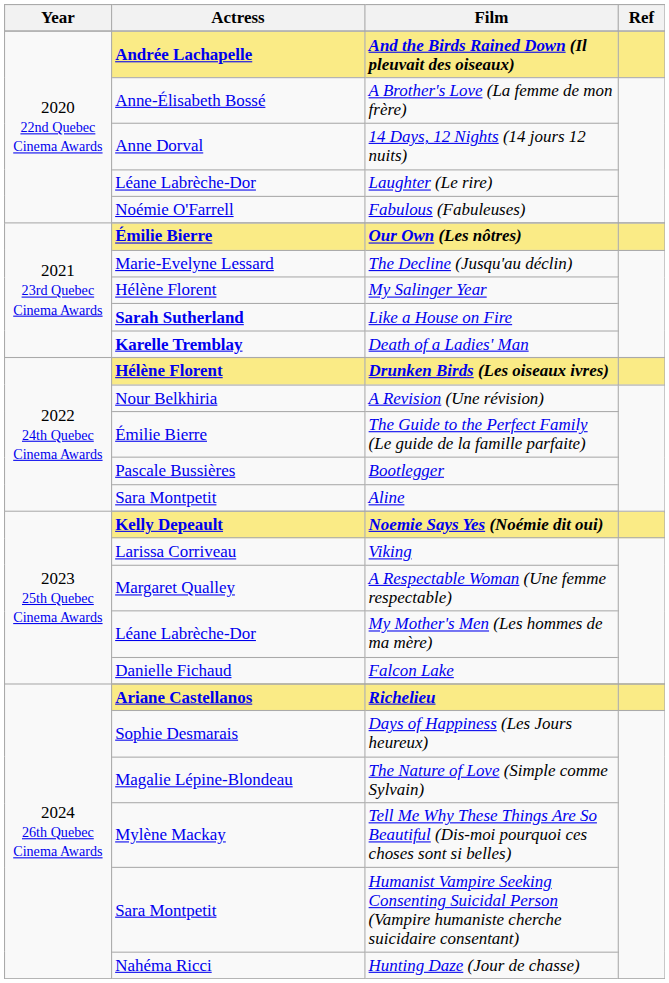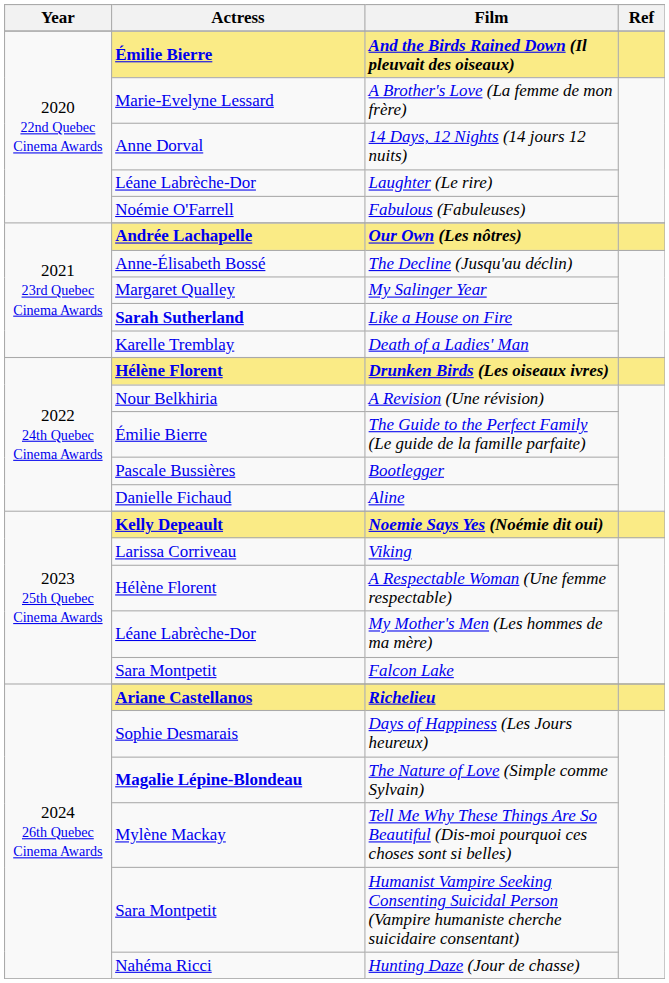(184, 54) Andrée Lachapelle -> (164, 54) Émilie Bierre
(190, 100) Anne-Élisabeth Bossé -> (195, 100) Marie-Evelyne Lessard
(164, 236) Émilie Bierre -> (184, 236) Andrée Lachapelle
(195, 263) Marie-Evelyne Lessard -> (190, 263) Anne-Élisabeth Bossé
(166, 290) Hélène Florent -> (175, 290) Margaret Qualley
(179, 344) bold -> (175, 344) normal
(166, 497) Sara Montpetit -> (173, 497) Danielle Fichaud
(175, 587) Margaret Qualley -> (166, 587) Hélène Florent
(173, 670) Danielle Fichaud -> (166, 670) Sara Montpetit
(204, 779) normal -> (209, 779) bold
